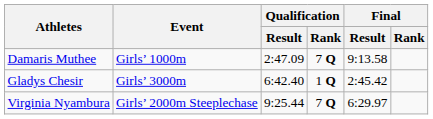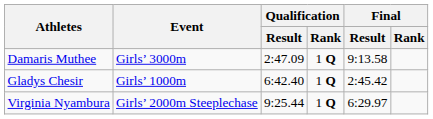(151, 59) Girls’ 1000m -> (151, 59) Girls’ 3000m
(326, 59) 7 Q -> (326, 59) 1 Q
(151, 81) Girls’ 3000m -> (151, 81) Girls’ 1000m
(326, 103) 7 Q -> (326, 103) 1 Q
